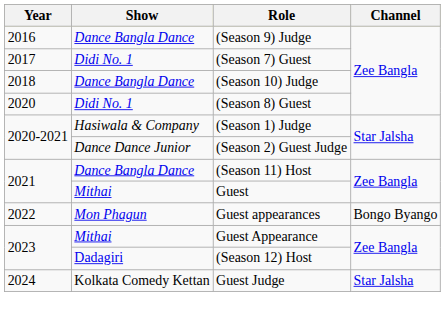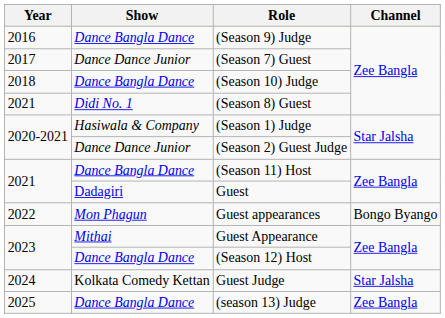(104, 59) Didi No. 1 -> (132, 59) Dance Dance Junior
(22, 103) 2020 -> (22, 103) 2021
(93, 192) Mithai -> (99, 192) Dadagiri
(99, 258) Dadagiri -> (134, 258) Dance Bangla Dance
+ row: (266, 302)
